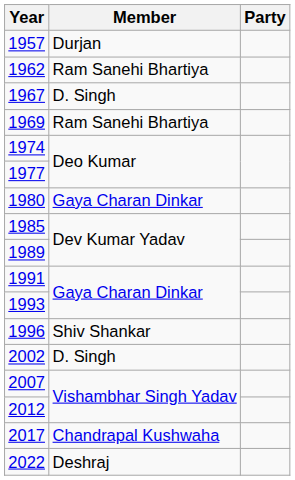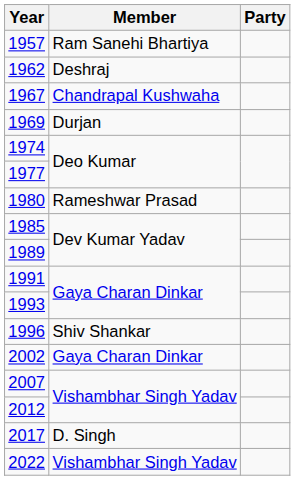(77, 43) Durjan -> (130, 43) Ram Sanehi Bhartiya
(130, 69) Ram Sanehi Bhartiya -> (81, 69) Deshraj
(84, 95) D. Singh -> (136, 95) Chandrapal Kushwaha
(130, 122) Ram Sanehi Bhartiya -> (77, 122) Durjan
(128, 200) Gaya Charan Dinkar -> (125, 200) Rameshwar Prasad
(84, 357) D. Singh -> (128, 357) Gaya Charan Dinkar
(136, 435) Chandrapal Kushwaha -> (84, 435) D. Singh
(81, 461) Deshraj -> (145, 461) Vishambhar Singh Yadav
